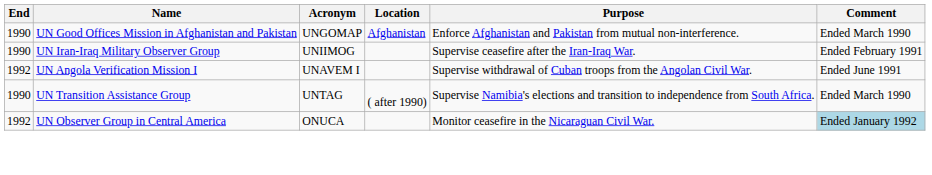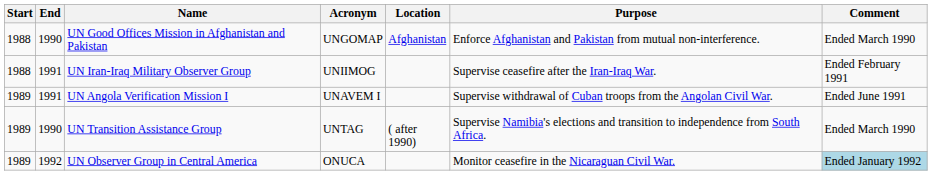+ column: (20, 13)
(19, 51) 1990 -> (50, 71) 1991
(19, 70) 1992 -> (50, 96) 1991
